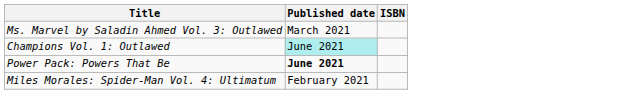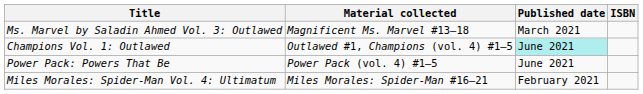+ column: (400, 13)
(316, 64) bold -> (546, 64) normal
